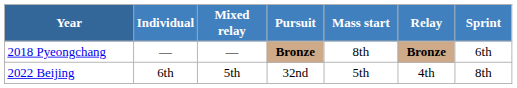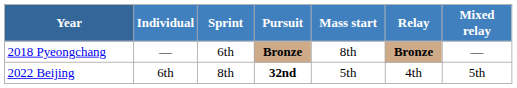columns swapped: (483, 22) <-> (232, 22)
(295, 73) normal -> (283, 73) bold
